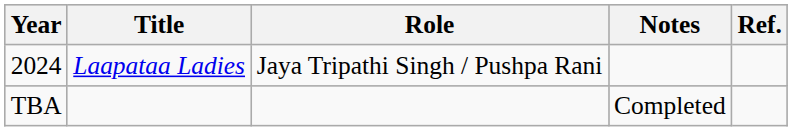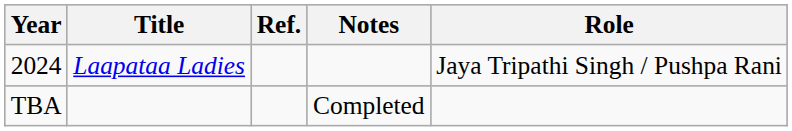columns swapped: (430, 24) <-> (760, 24)
